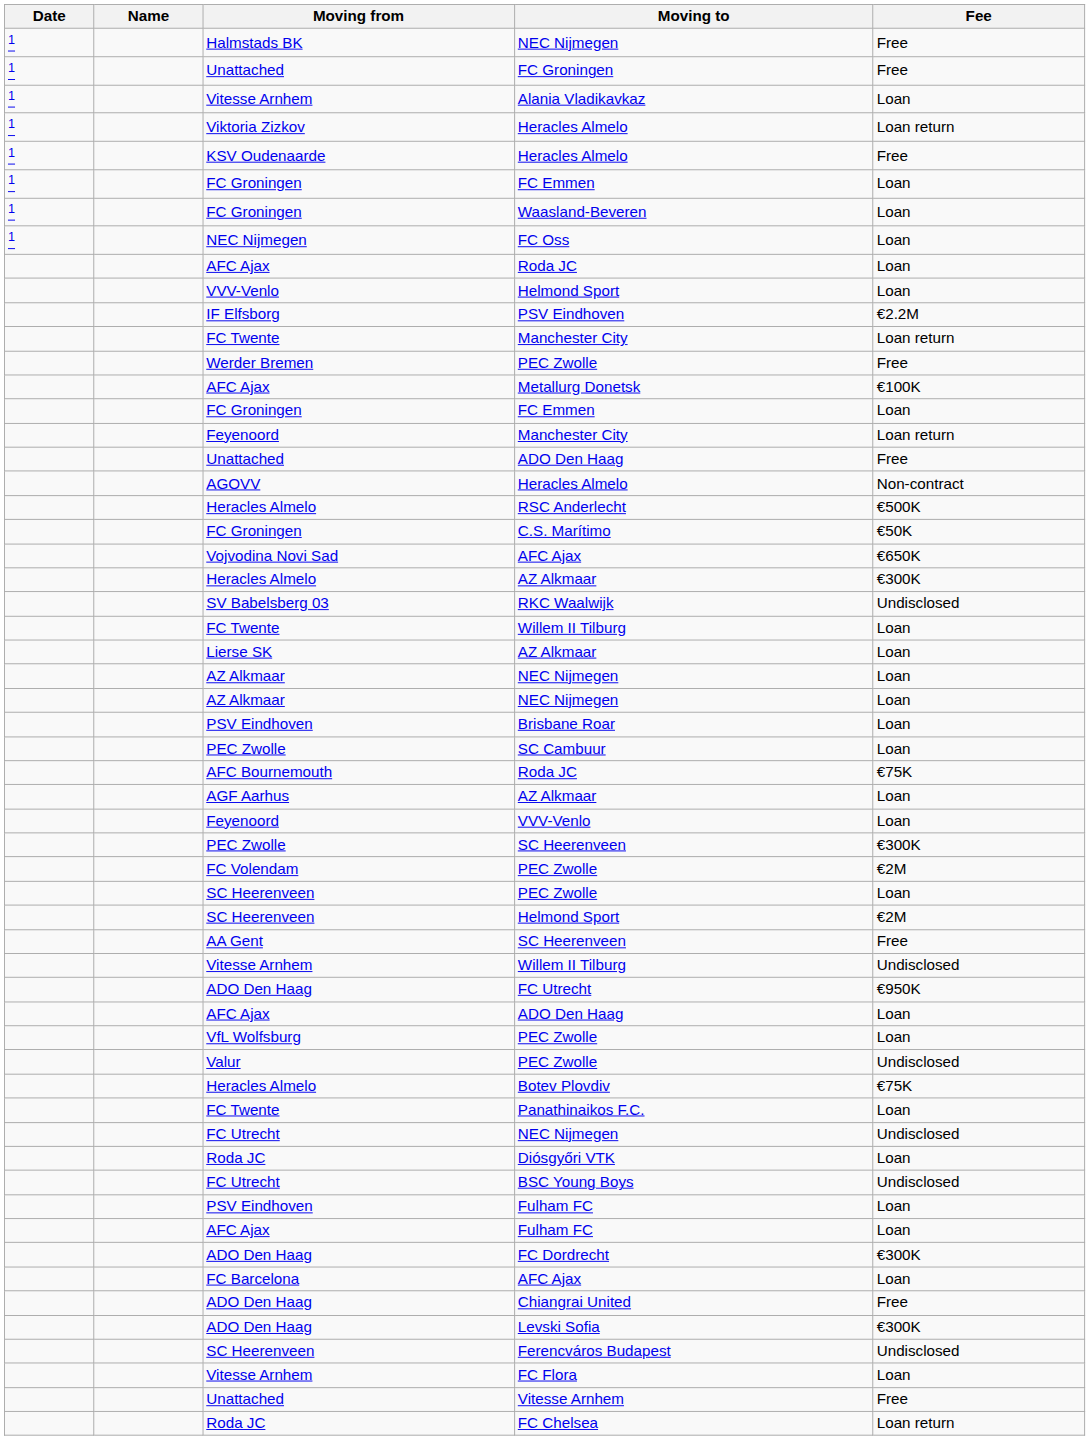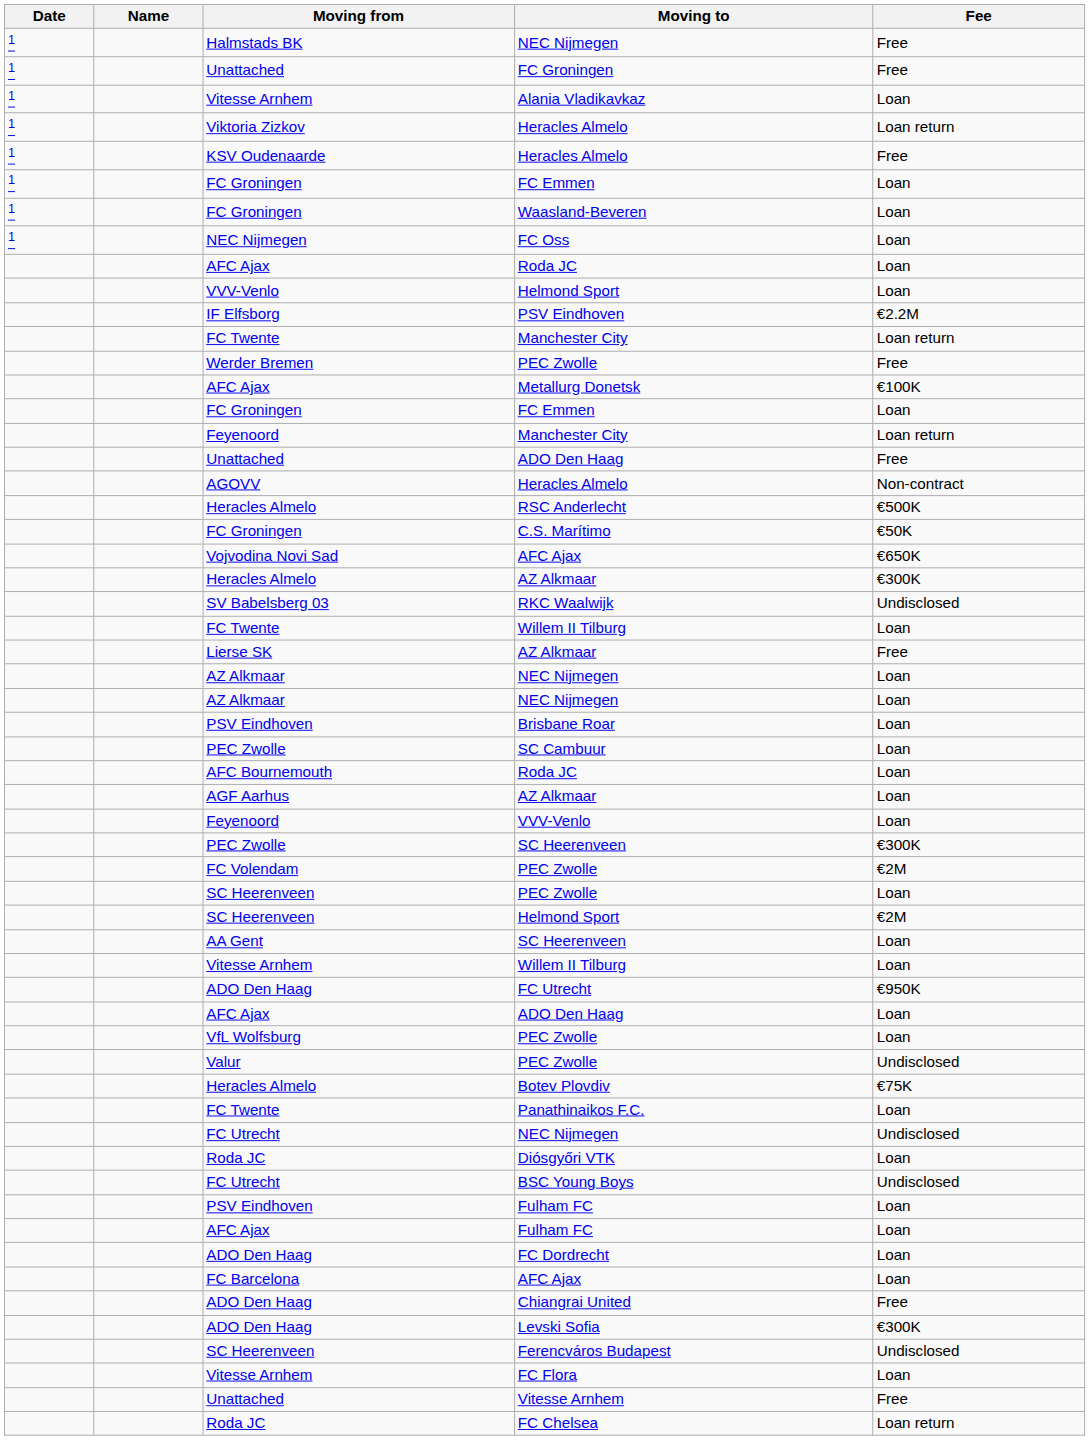(894, 652) Loan -> (892, 652) Free
(894, 772) €75K -> (894, 772) Loan
(892, 941) Free -> (894, 941) Loan
(918, 965) Undisclosed -> (894, 965) Loan
(899, 1254) €300K -> (894, 1254) Loan
